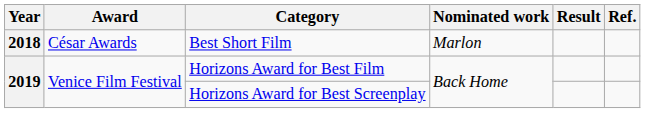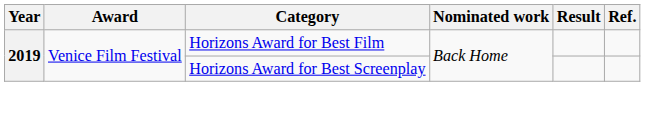- row: (240, 42)
